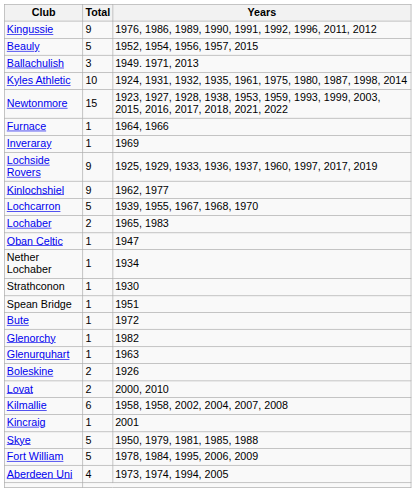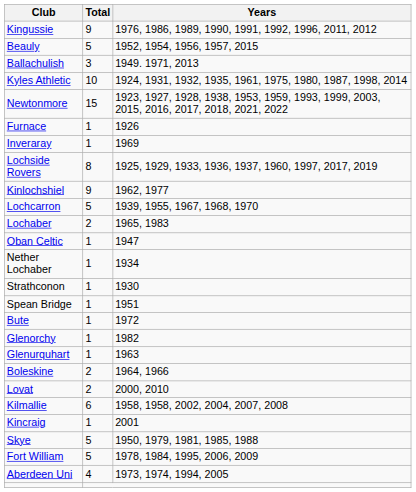(142, 127) 1964, 1966 -> (127, 127) 1926
(88, 167) 9 -> (88, 167) 8
(127, 372) 1926 -> (142, 372) 1964, 1966
